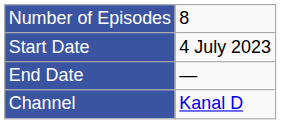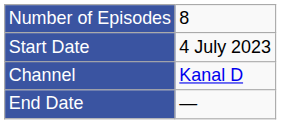rows swapped: (46, 75) <-> (42, 103)
